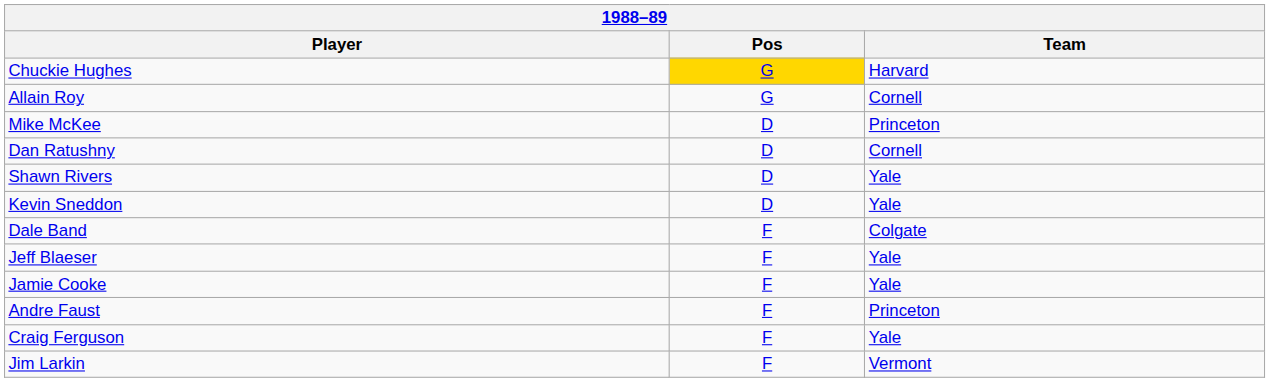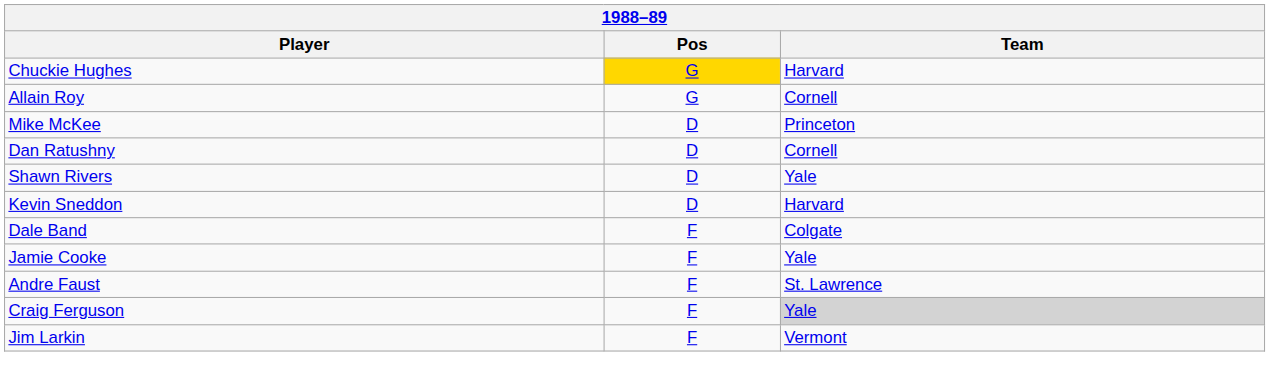(885, 204) Yale -> (814, 204) Harvard
- row: (53, 257)
(904, 310) Princeton -> (833, 284) St. Lawrence
(885, 337) no background -> (800, 310) lightgrey background
